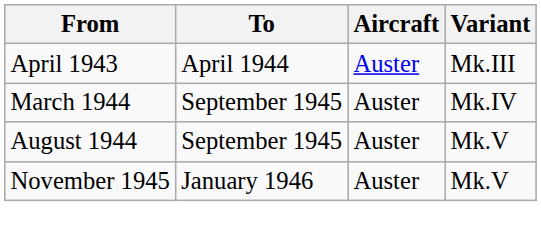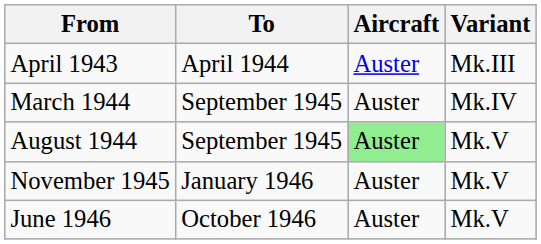(386, 141) no background -> (386, 141) lightgreen background
+ row: (61, 219)
